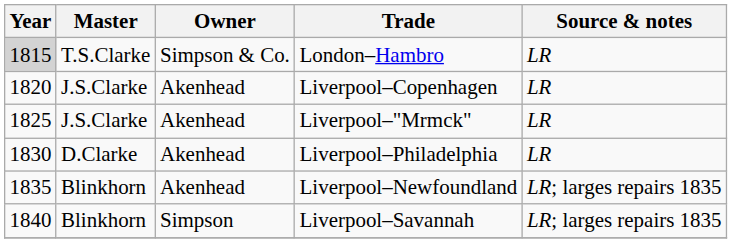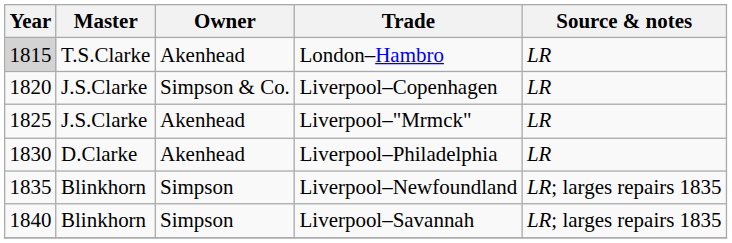(225, 54) Simpson & Co. -> (202, 54) Akenhead
(202, 87) Akenhead -> (225, 87) Simpson & Co.
(202, 187) Akenhead -> (197, 187) Simpson
